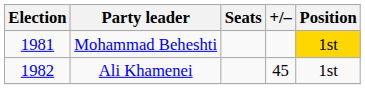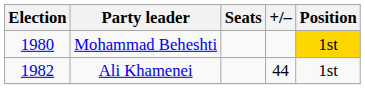(37, 44) 1981 -> (37, 44) 1980
(281, 70) 45 -> (281, 70) 44
